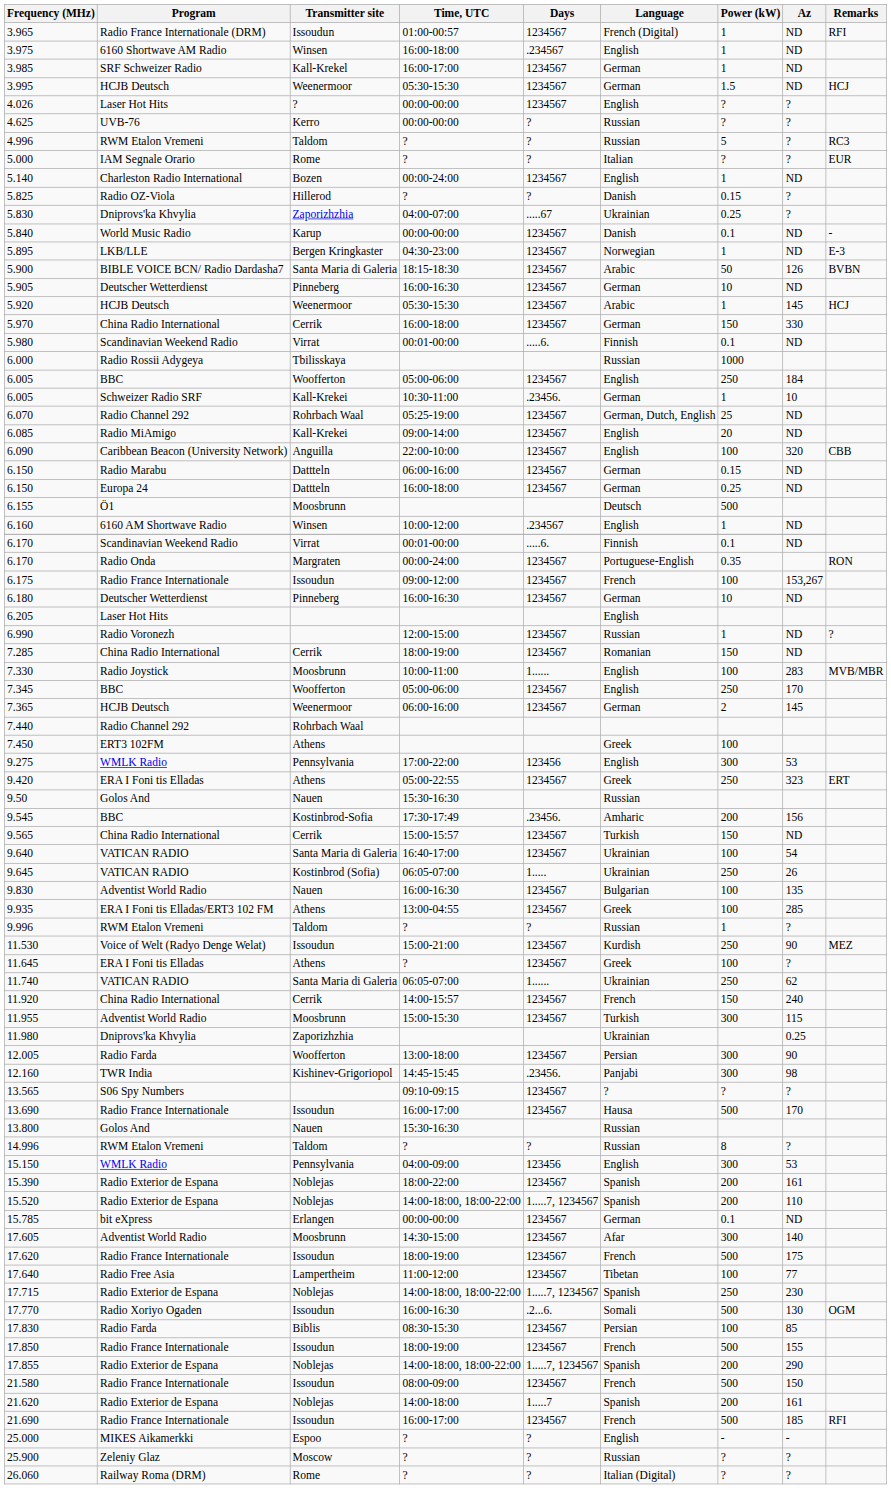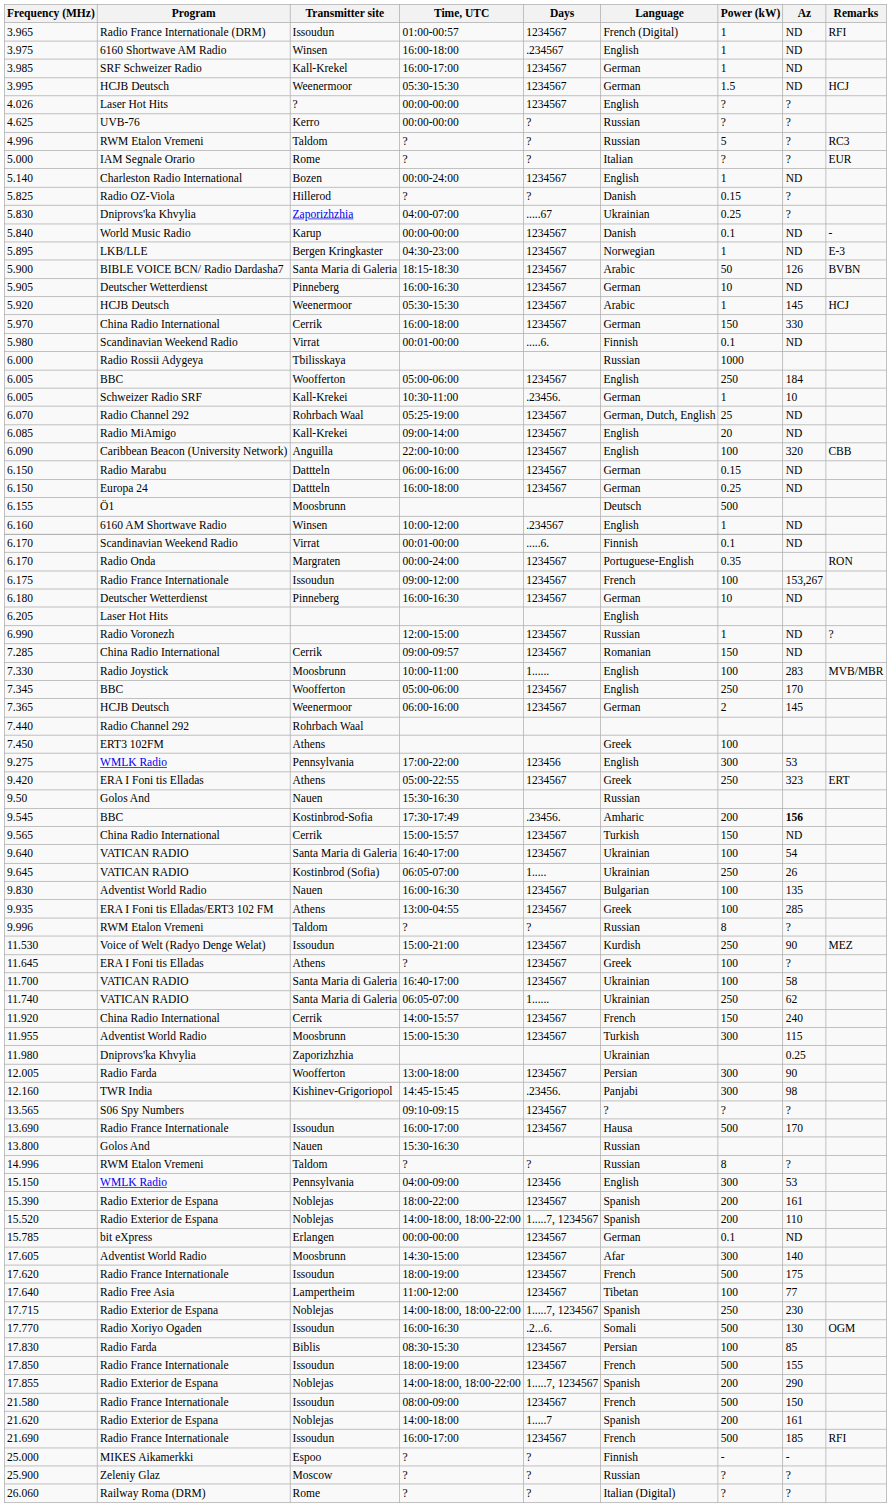(431, 653) 18:00-19:00 -> (431, 653) 09:00-09:57
(794, 817) normal -> (794, 817) bold
(724, 927) 1 -> (724, 927) 8
+ row: (23, 981)
(621, 1438) English -> (621, 1456) Finnish
